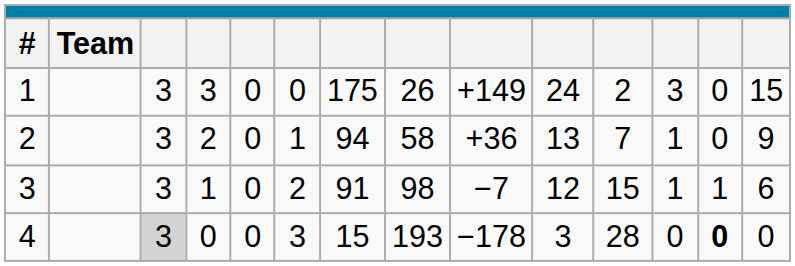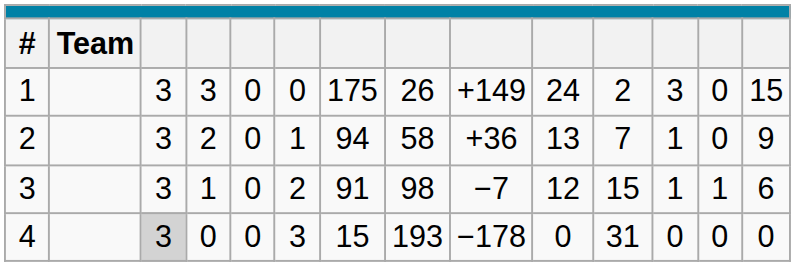(563, 236) 3 -> (563, 236) 0
(623, 236) 28 -> (623, 236) 31
(720, 236) bold -> (720, 236) normal
